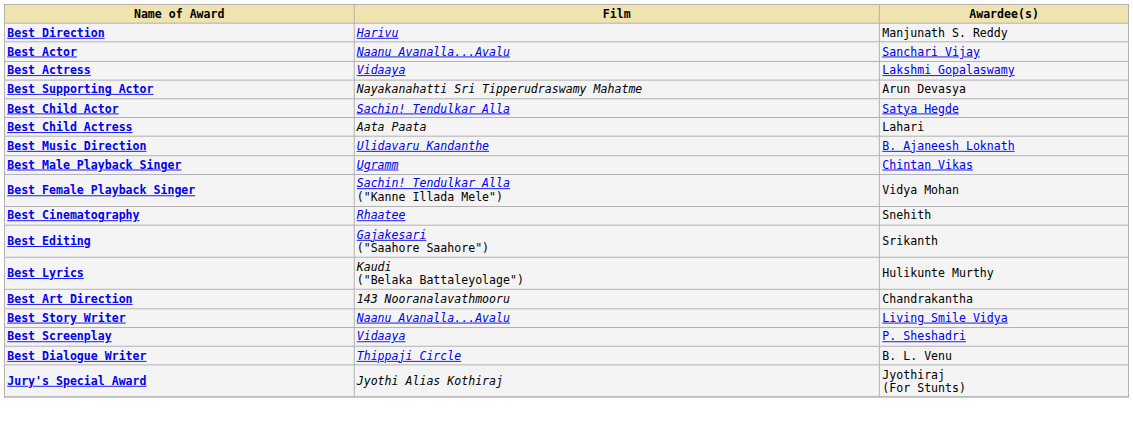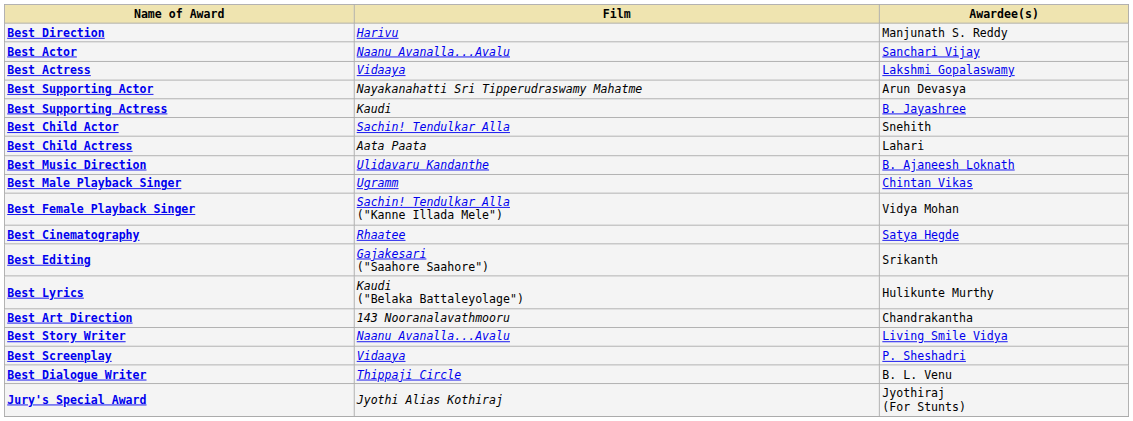+ row: (87, 108)
(921, 108) Satya Hegde -> (907, 127) Snehith
(907, 216) Snehith -> (921, 235) Satya Hegde
